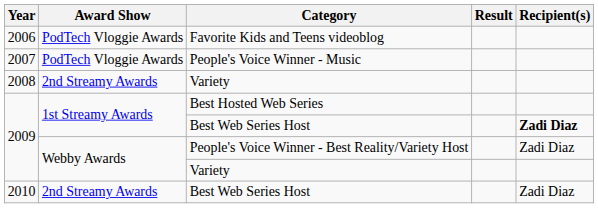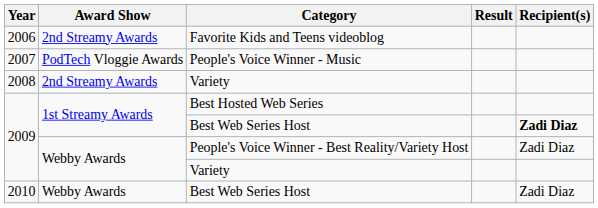(113, 37) PodTech Vloggie Awards -> (100, 37) 2nd Streamy Awards
(100, 192) 2nd Streamy Awards -> (84, 192) Webby Awards
